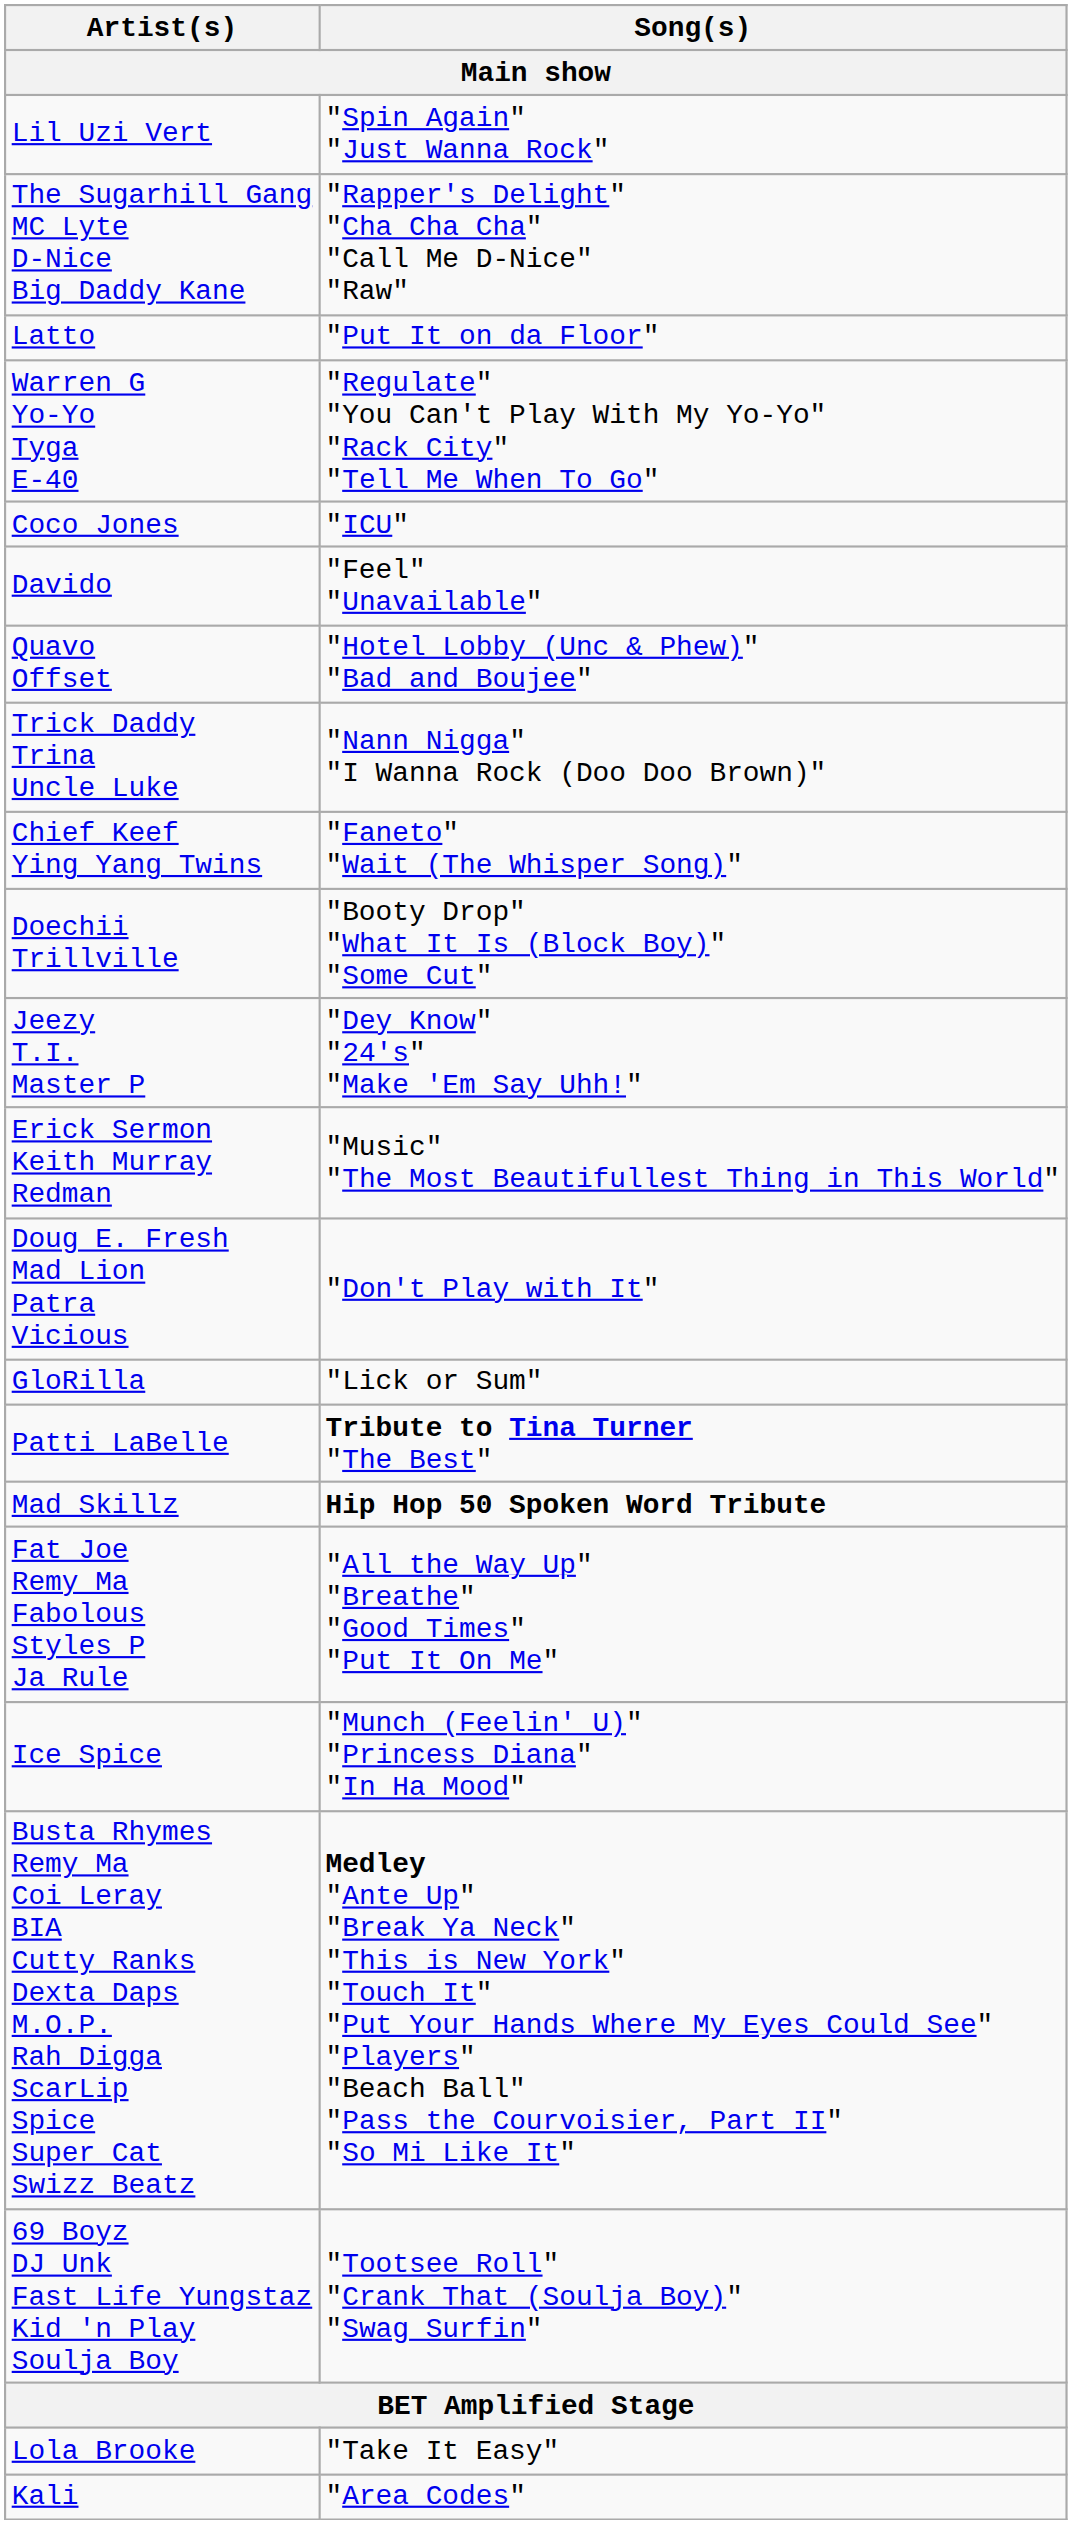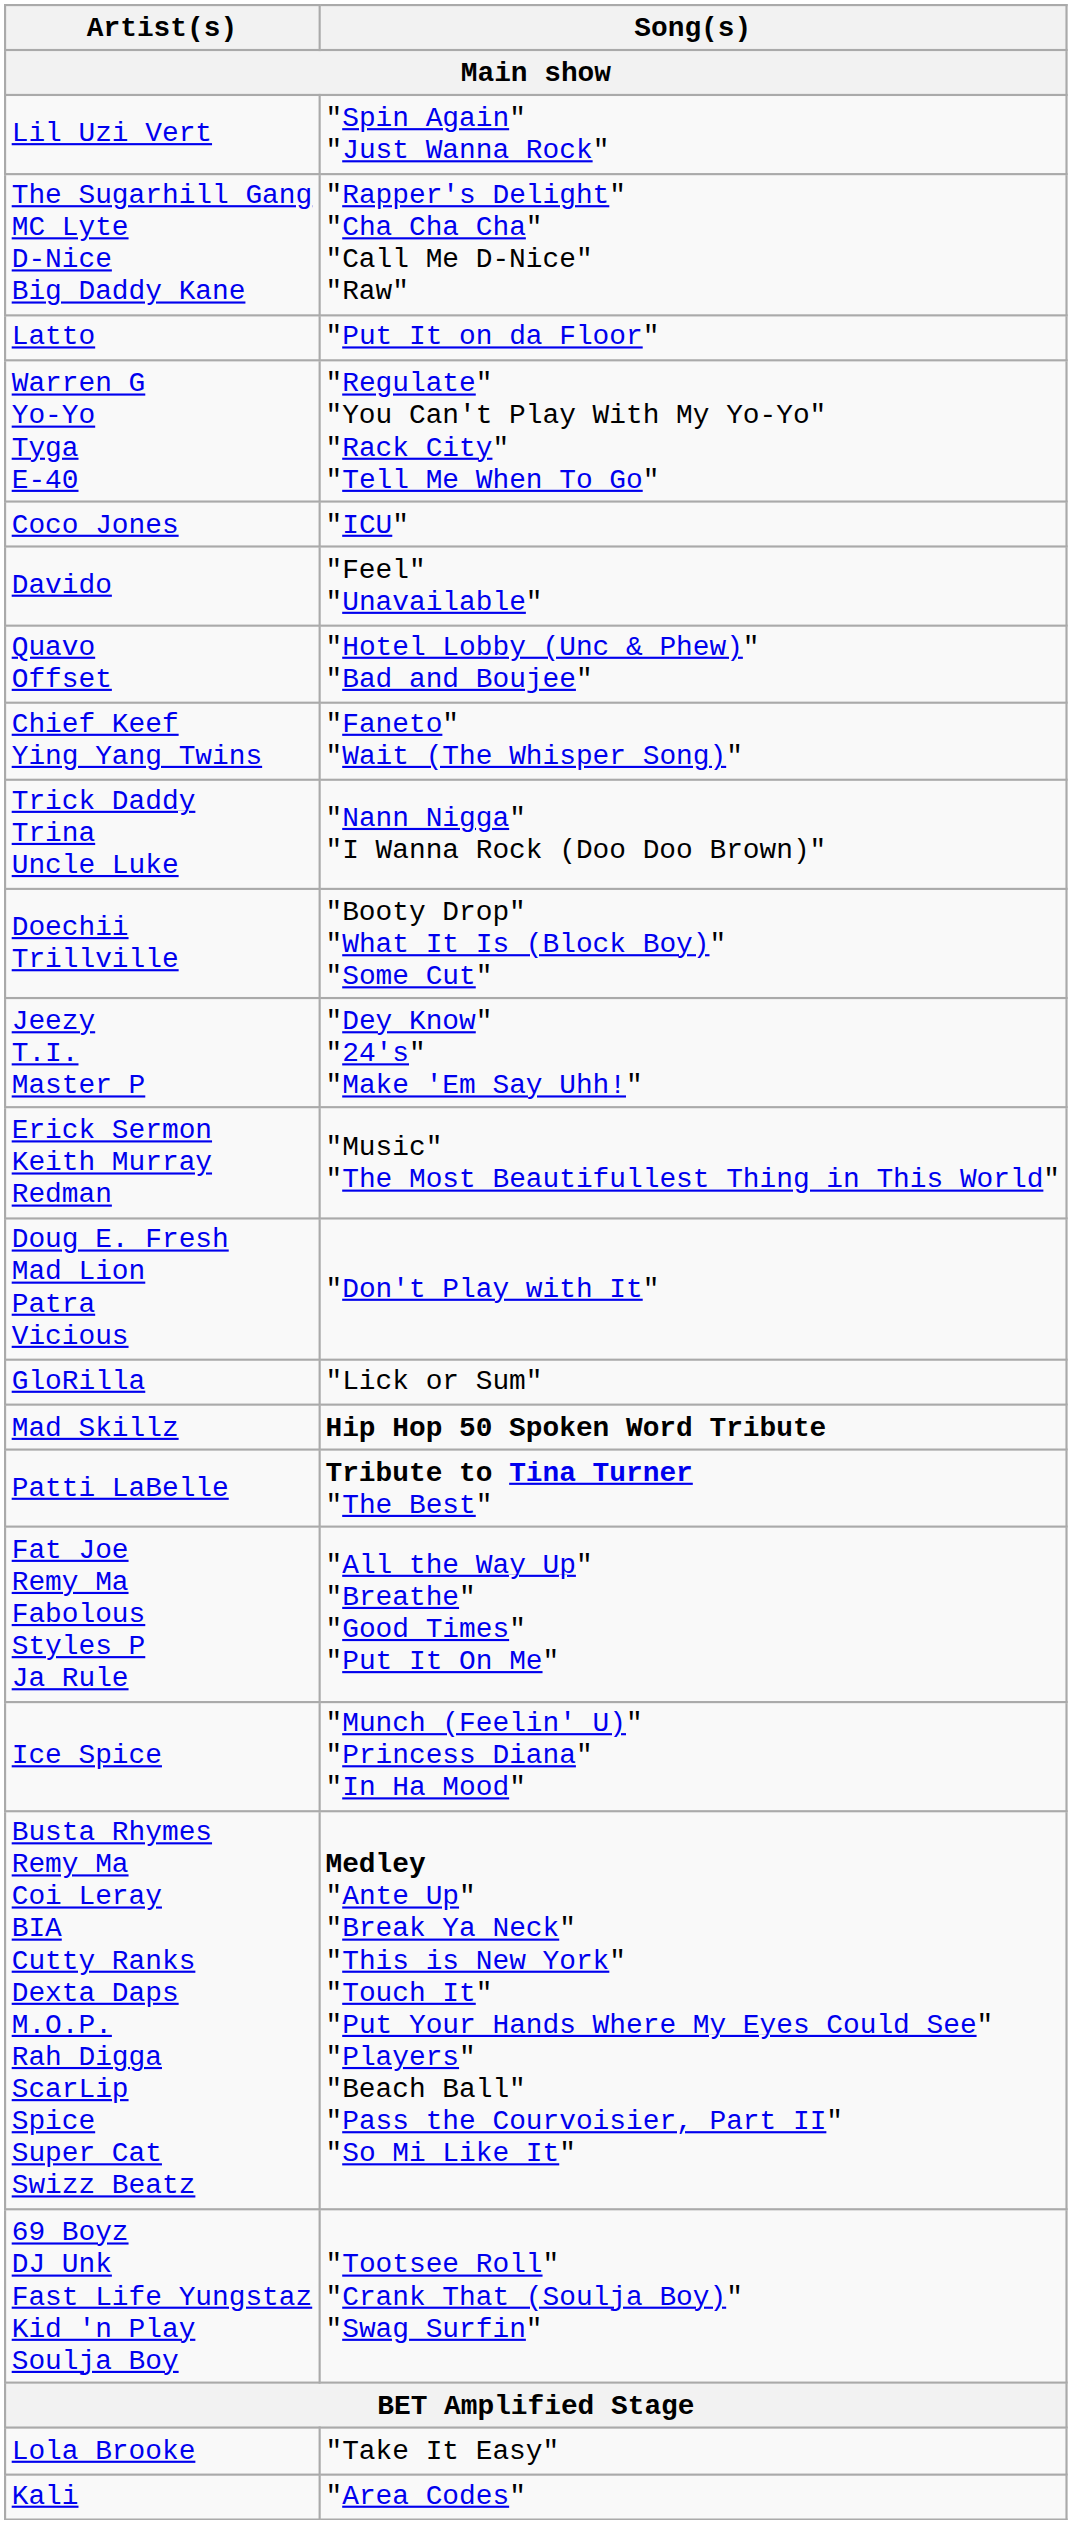rows swapped: (104, 757) <-> (137, 850)
rows swapped: (95, 1505) <-> (120, 1443)
